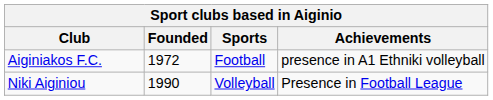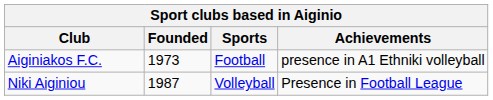(164, 60) 1972 -> (164, 60) 1973
(164, 83) 1990 -> (164, 83) 1987
